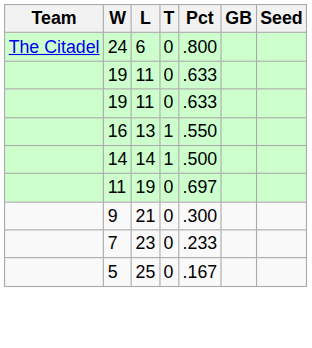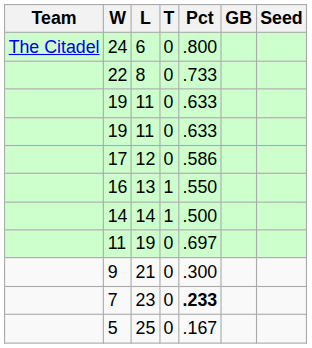+ row: (118, 74)
+ row: (118, 159)
(200, 243) normal -> (200, 300) bold
